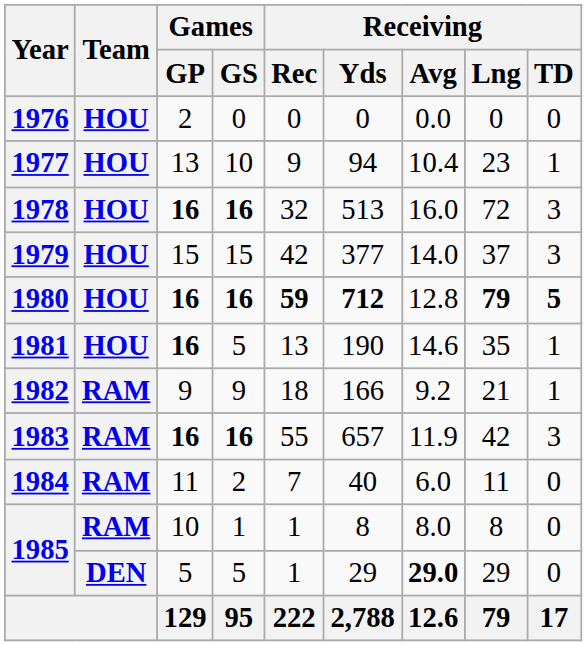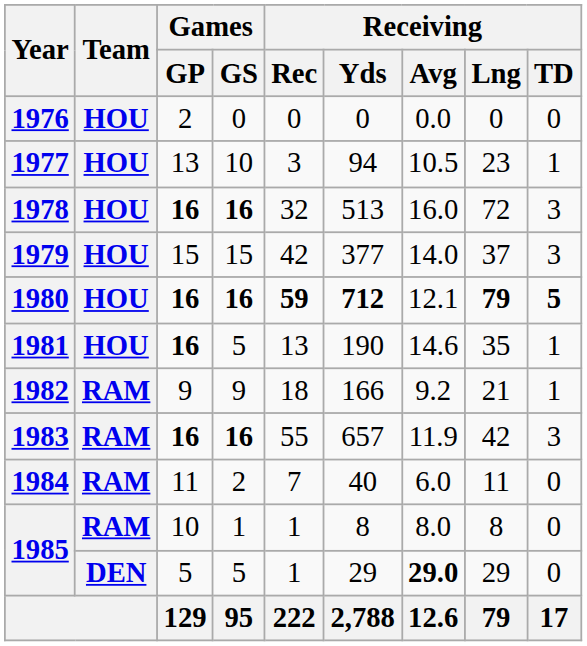(294, 163) 9 -> (294, 163) 3
(433, 163) 10.4 -> (433, 163) 10.5
(433, 299) 12.8 -> (433, 299) 12.1
